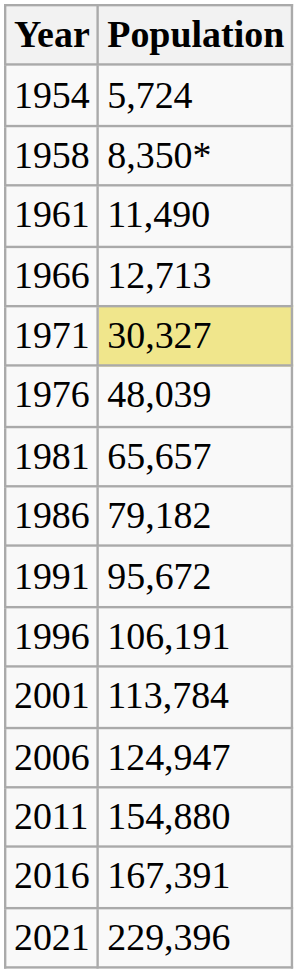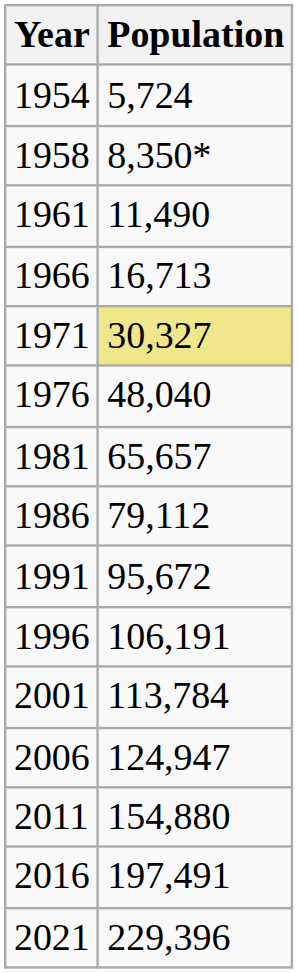(159, 275) 12,713 -> (159, 275) 16,713
(159, 395) 48,039 -> (159, 395) 48,040
(159, 515) 79,182 -> (159, 515) 79,112
(169, 876) 167,391 -> (169, 876) 197,491
